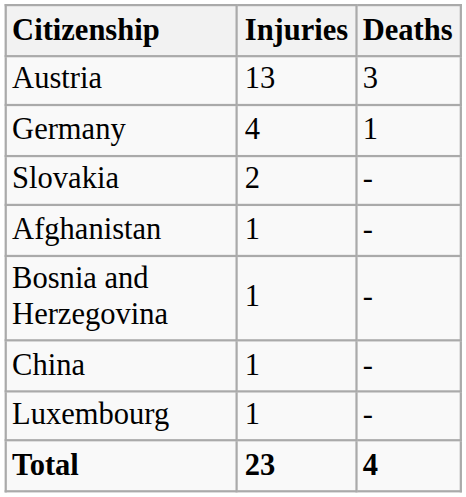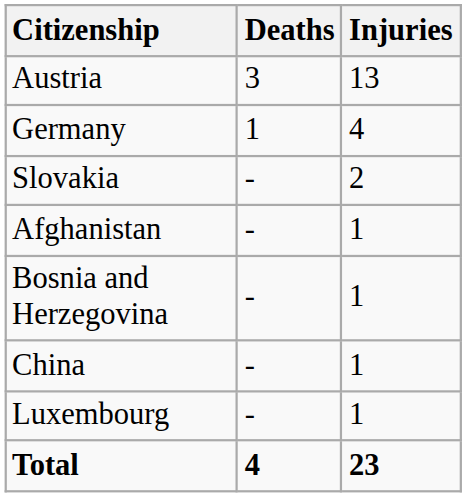columns swapped: (408, 29) <-> (296, 29)
